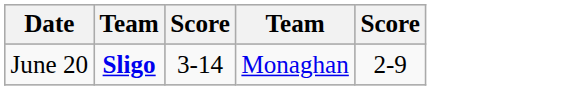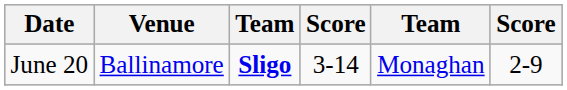+ column: (162, 24)
